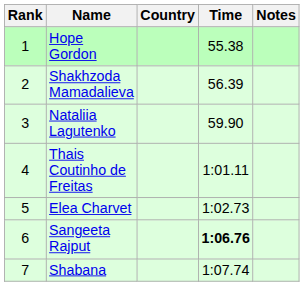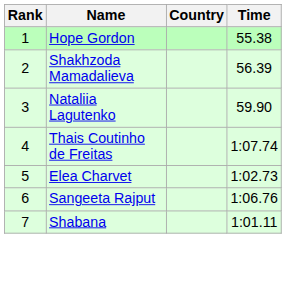- column: (276, 15)
(226, 170) 1:01.11 -> (254, 146) 1:07.74
(226, 239) bold -> (254, 199) normal
(226, 269) 1:07.74 -> (254, 221) 1:01.11
